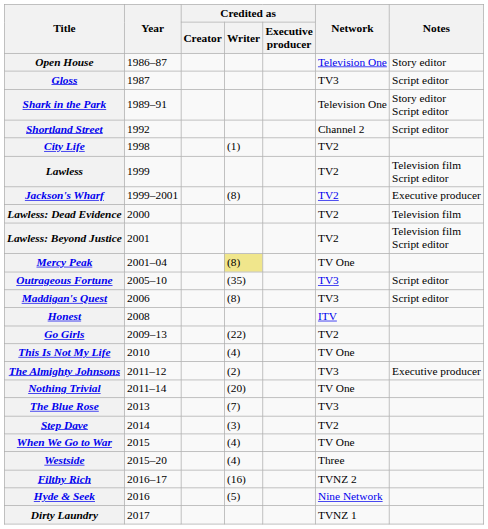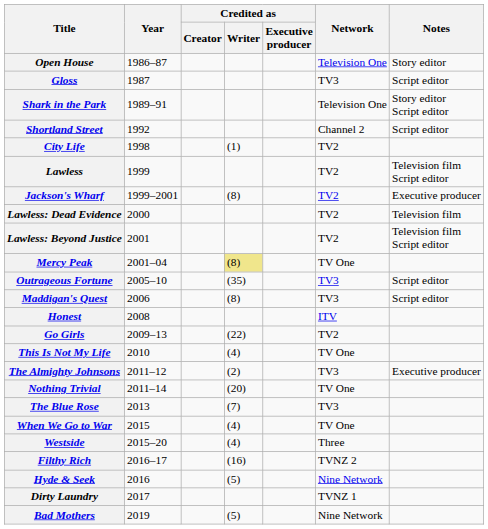- row: (64, 424)
+ row: (64, 515)
